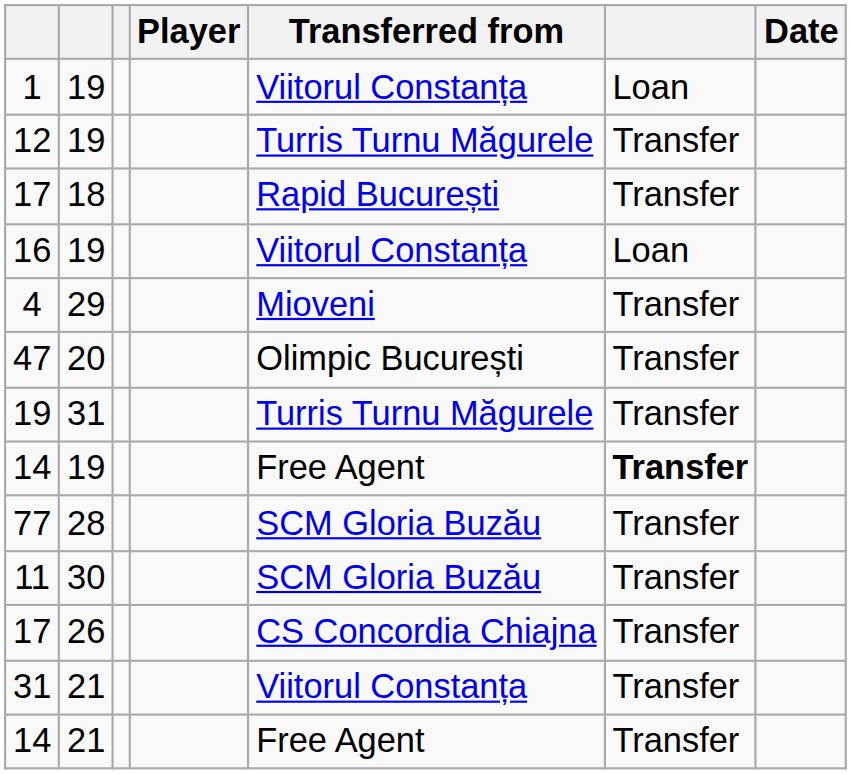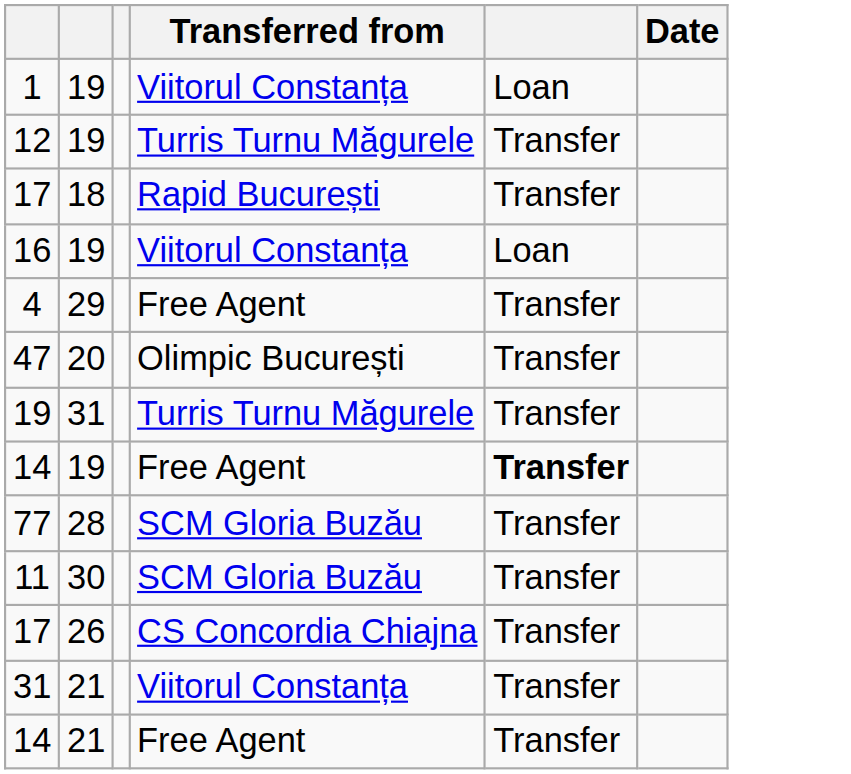- column: (189, 31)
(316, 304) Mioveni -> (221, 304) Free Agent
